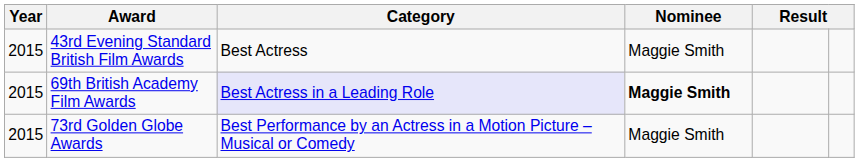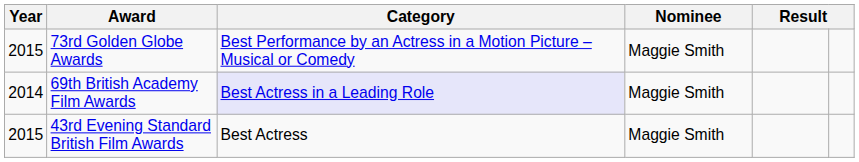rows swapped: (117, 135) <-> (131, 50)
(26, 93) 2015 -> (26, 93) 2014
(679, 93) bold -> (676, 93) normal
